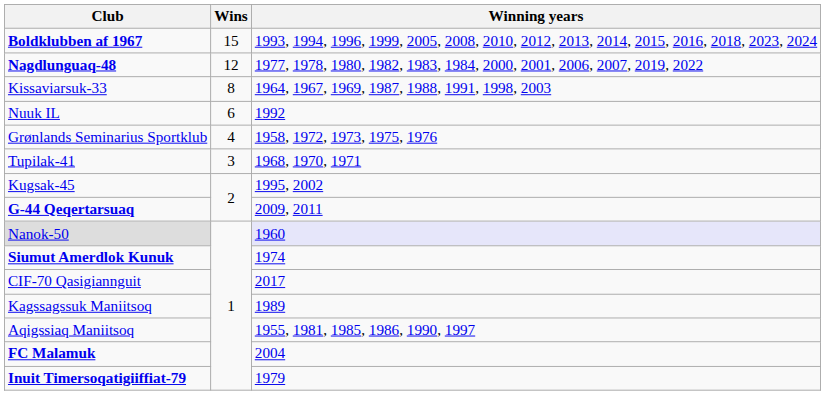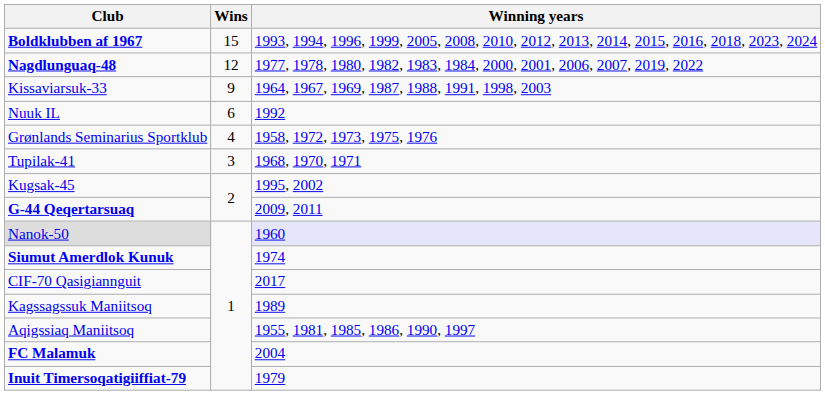(231, 88) 8 -> (231, 88) 9
